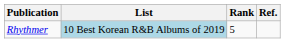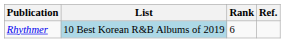(232, 29) 5 -> (232, 29) 6
